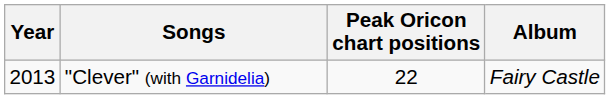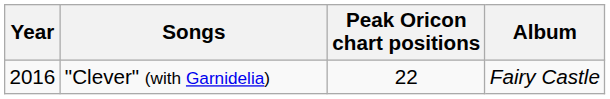(32, 76) 2013 -> (32, 76) 2016
